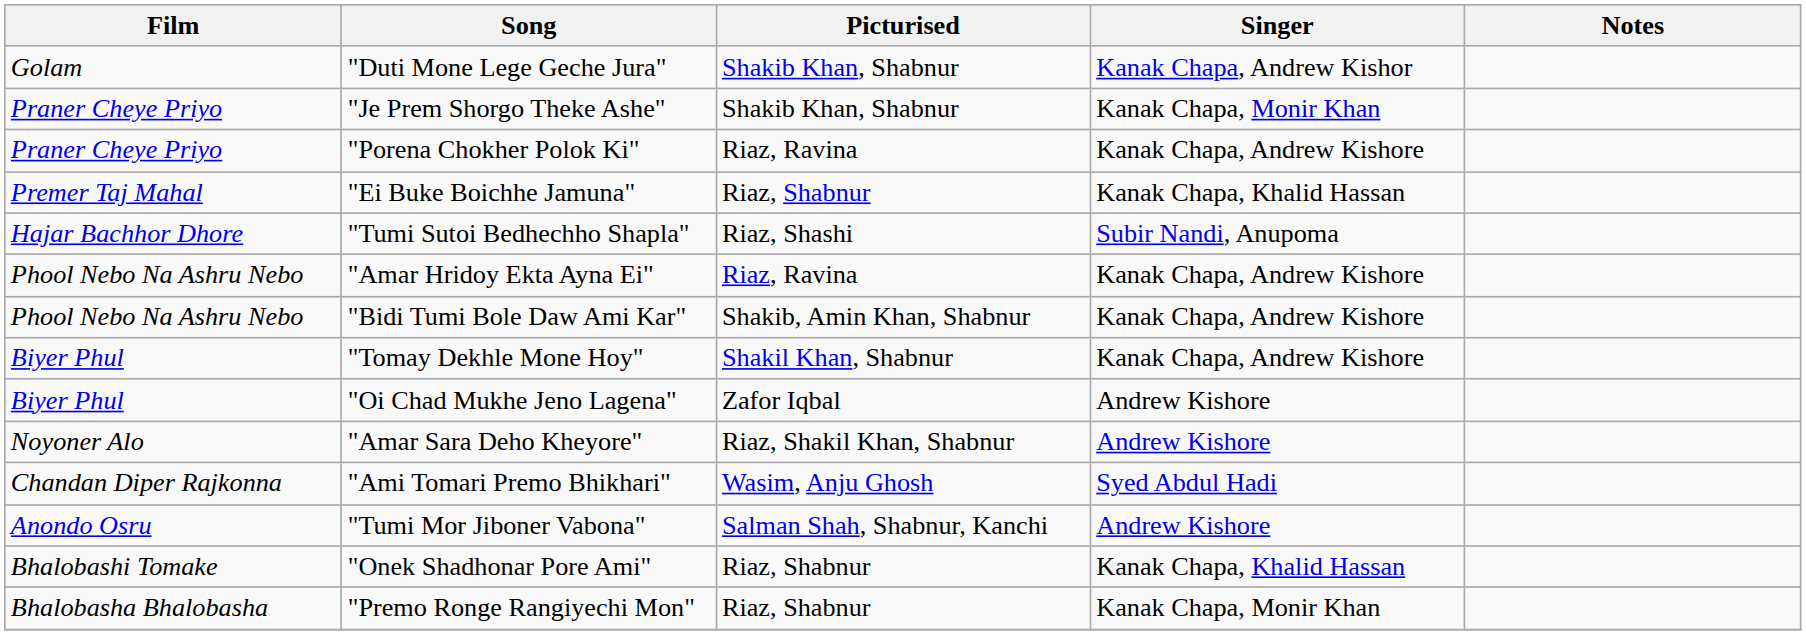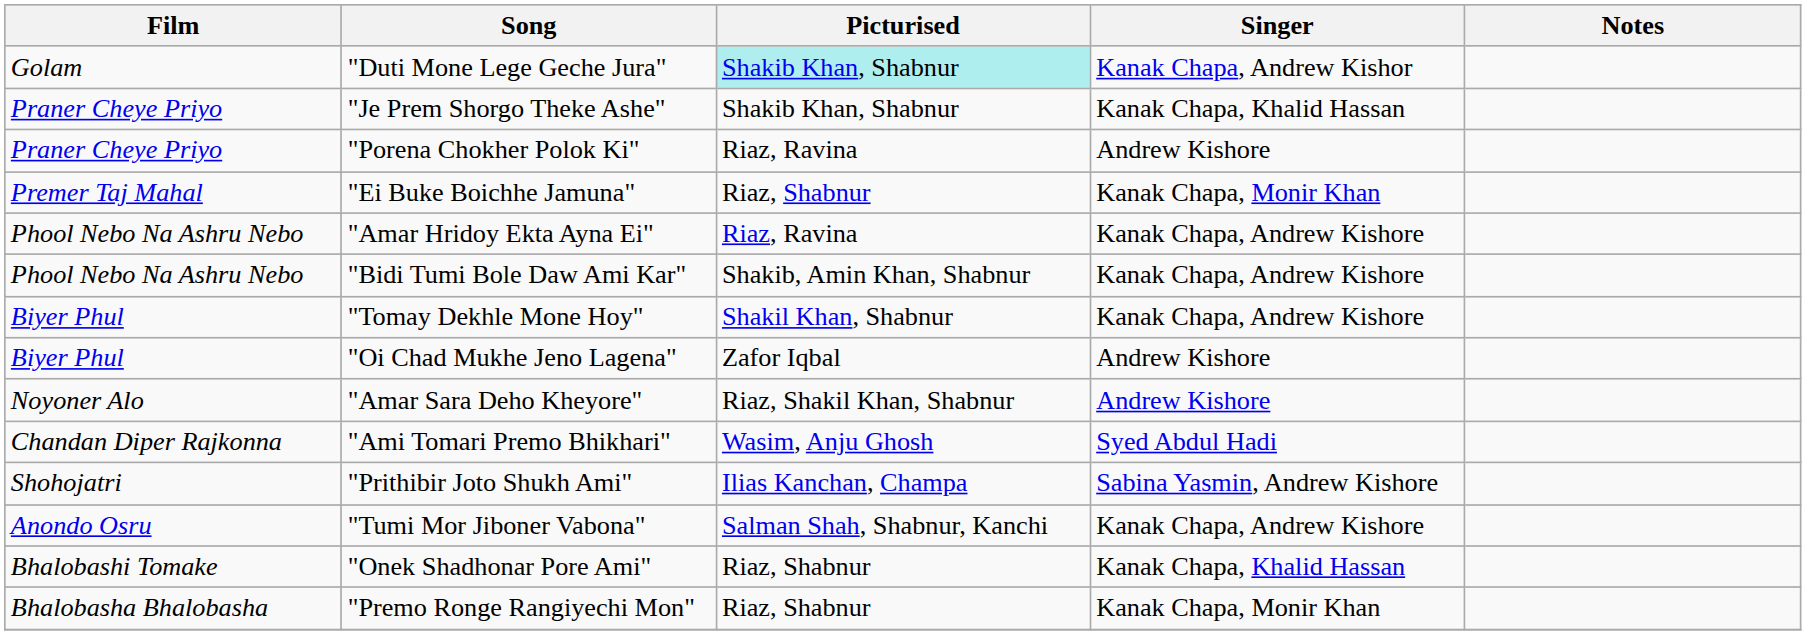(840, 66) no background -> (840, 66) paleturquoise background
(1238, 108) Kanak Chapa, Monir Khan -> (1251, 108) Kanak Chapa, Khalid Hassan
(1260, 150) Kanak Chapa, Andrew Kishore -> (1183, 150) Andrew Kishore
(1251, 191) Kanak Chapa, Khalid Hassan -> (1238, 191) Kanak Chapa, Monir Khan
- row: (519, 233)
+ row: (490, 483)
(1183, 524) Andrew Kishore -> (1260, 524) Kanak Chapa, Andrew Kishore
